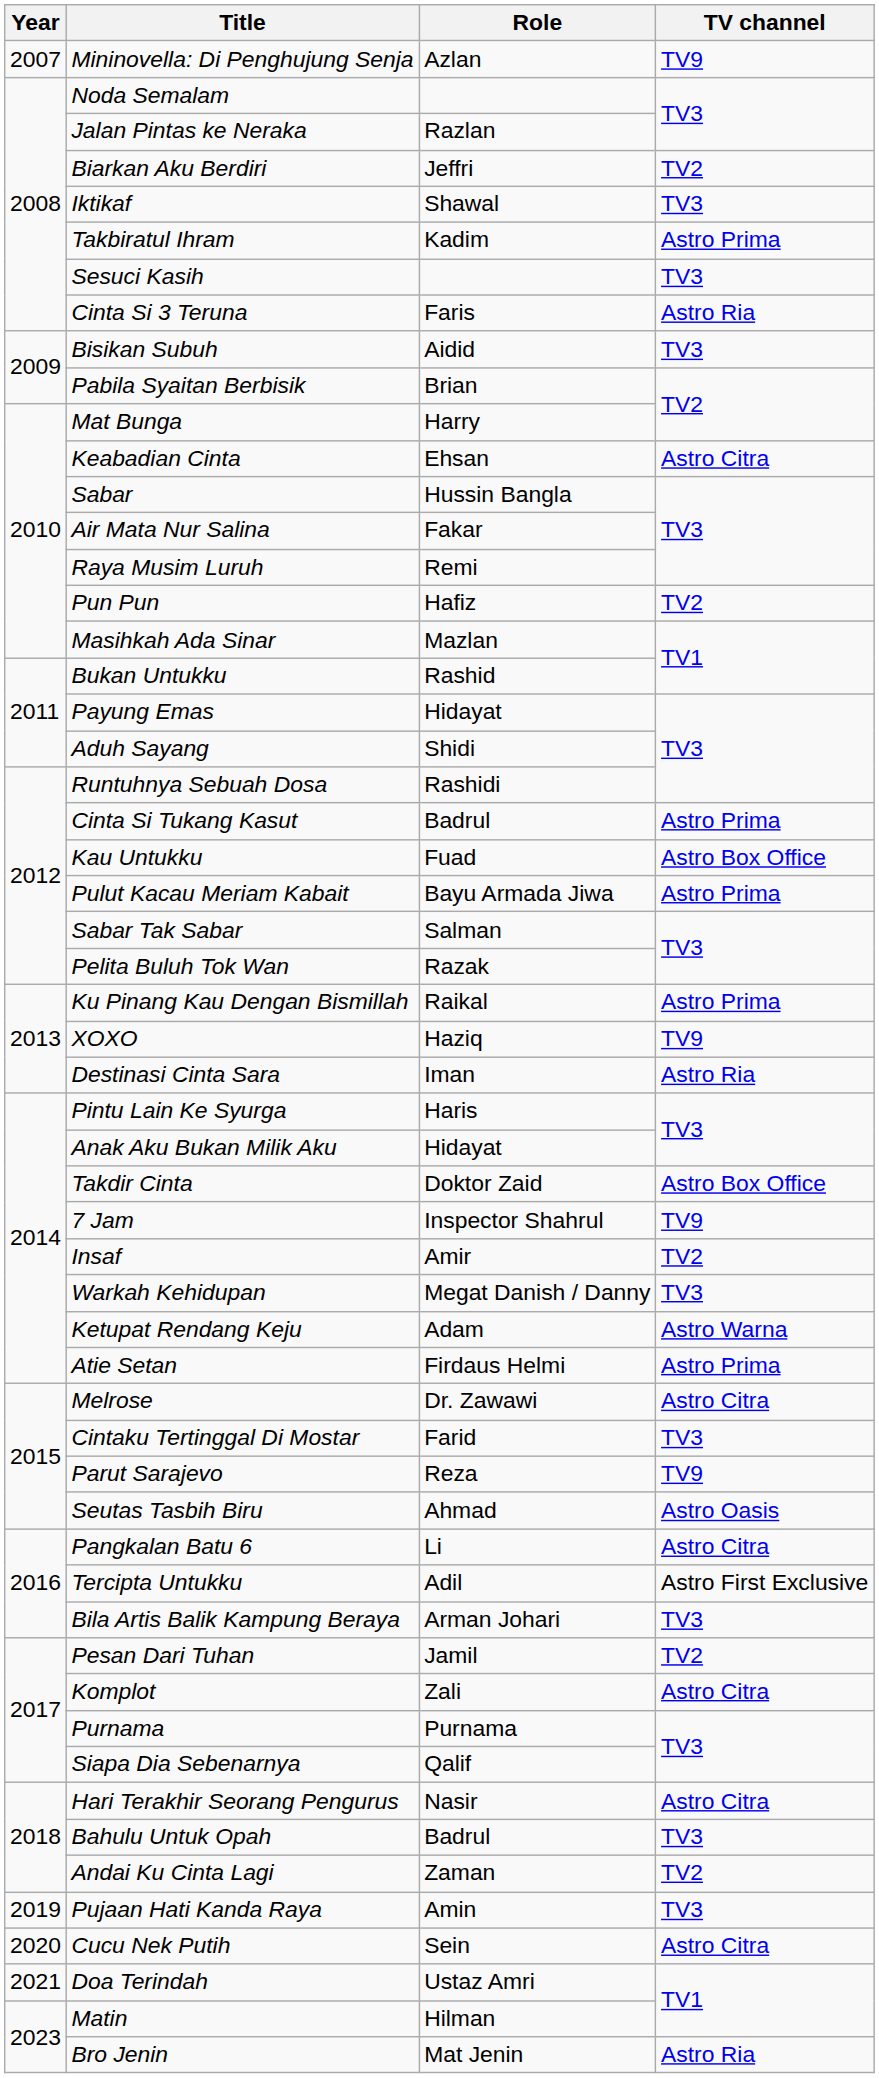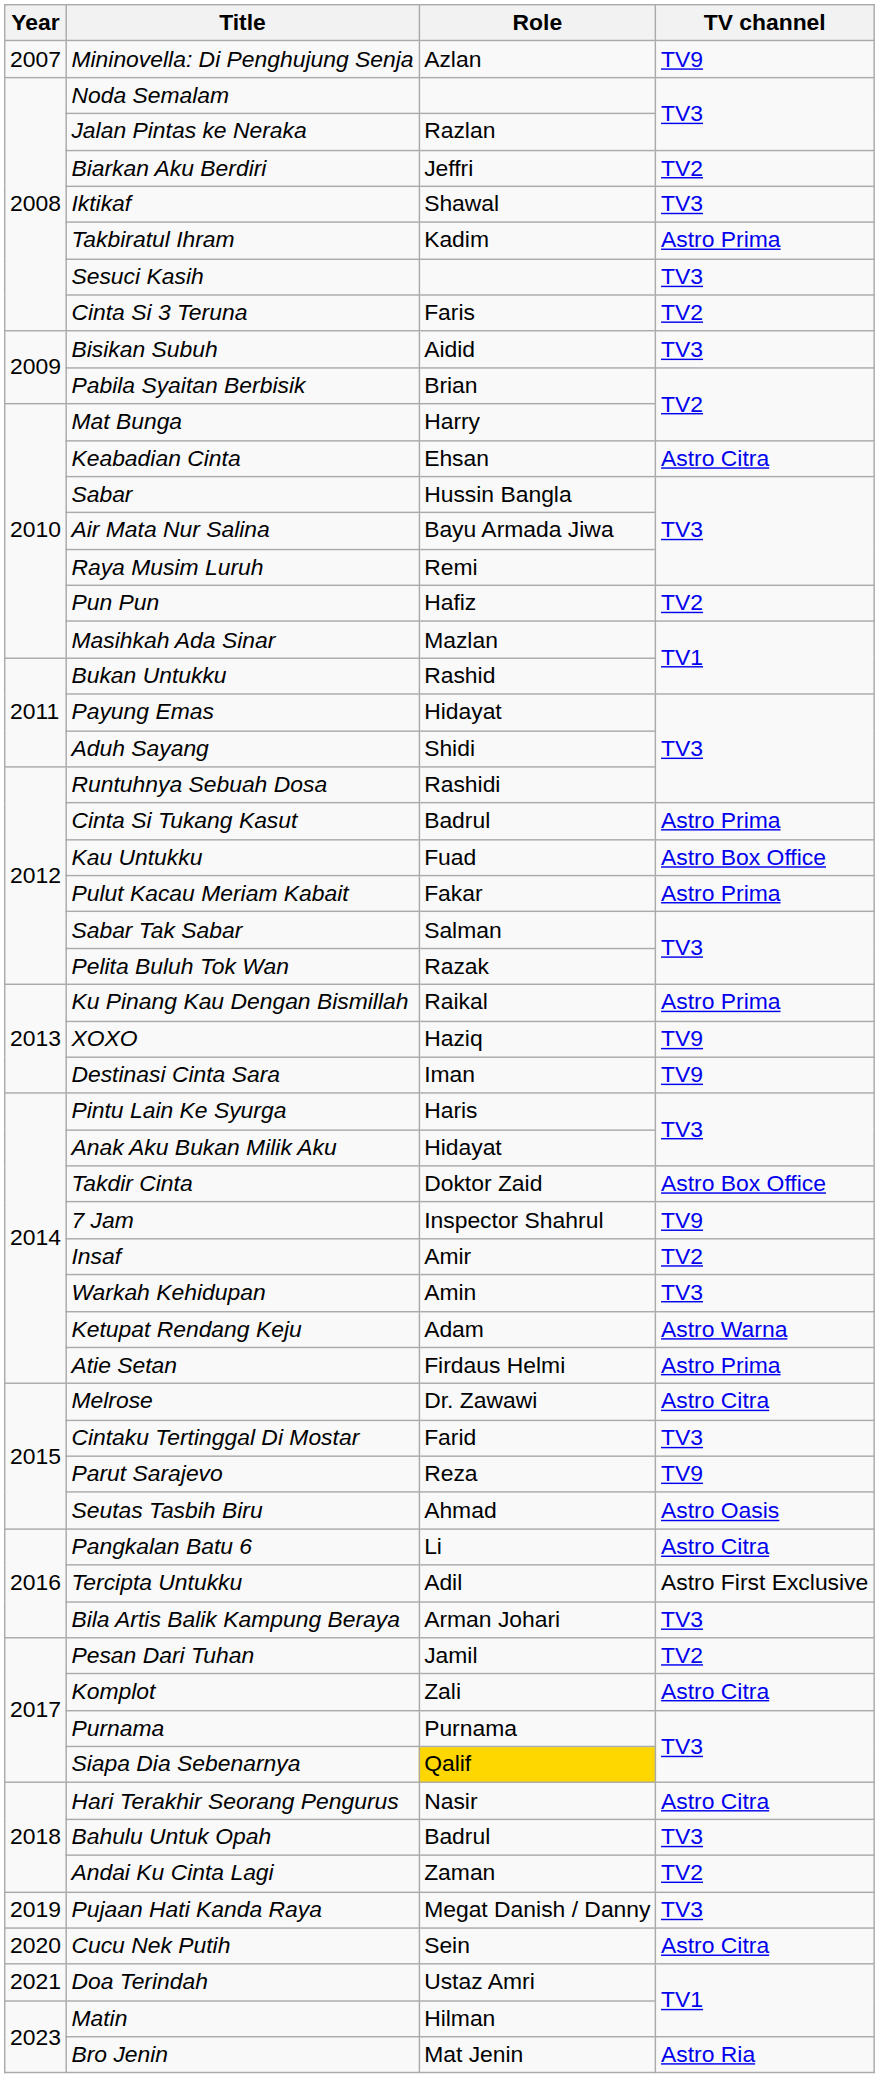(708, 312) Astro Ria -> (682, 312) TV2
(453, 530) Fakar -> (519, 530) Bayu Armada Jiwa
(519, 893) Bayu Armada Jiwa -> (453, 893) Fakar
(708, 1074) Astro Ria -> (682, 1074) TV9
(537, 1292) Megat Danish / Danny -> (450, 1292) Amin
(448, 1764) no background -> (448, 1764) gold background
(450, 1909) Amin -> (537, 1909) Megat Danish / Danny
